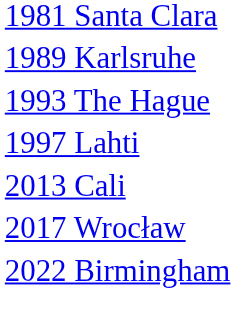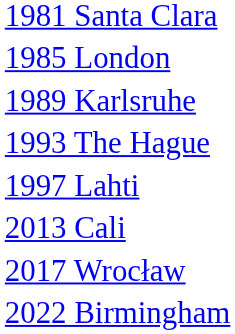+ row: (88, 58)
